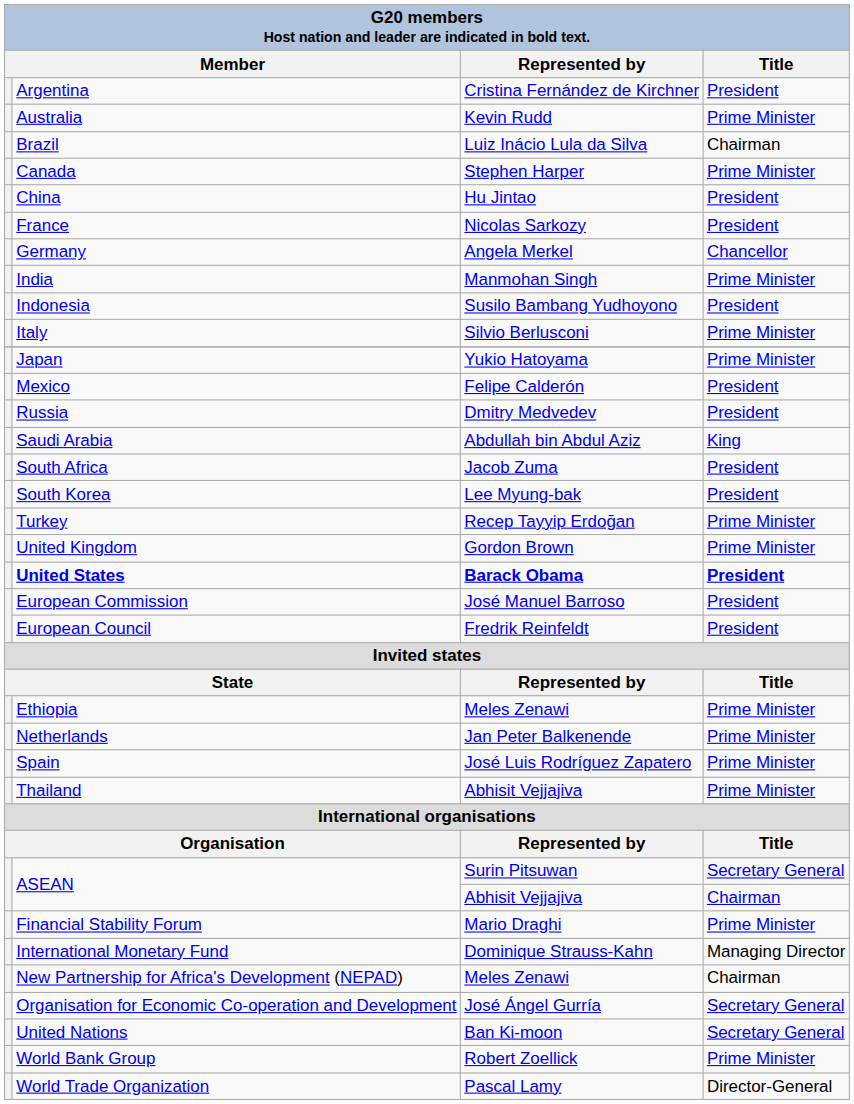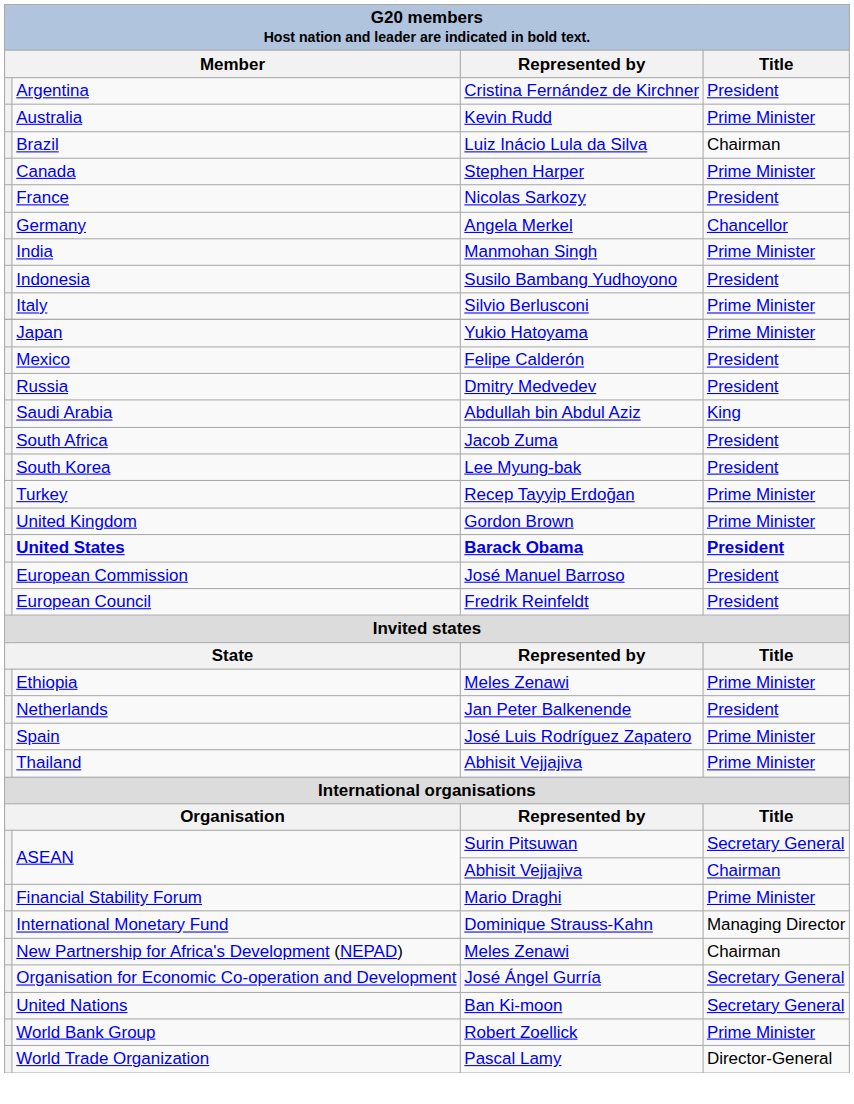- row: (38, 198)
(761, 736) Prime Minister -> (743, 709) President
